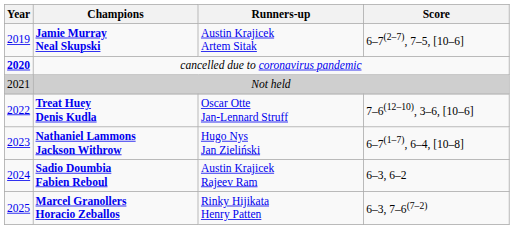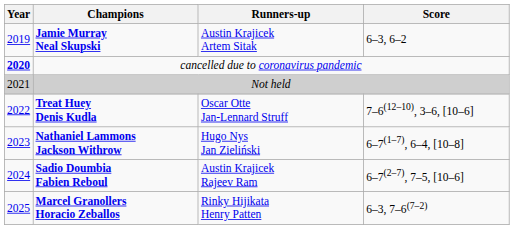(415, 40) 6–7(2–7), 7–5, [10–6] -> (386, 40) 6–3, 6–2
(386, 175) 6–3, 6–2 -> (415, 175) 6–7(2–7), 7–5, [10–6]
